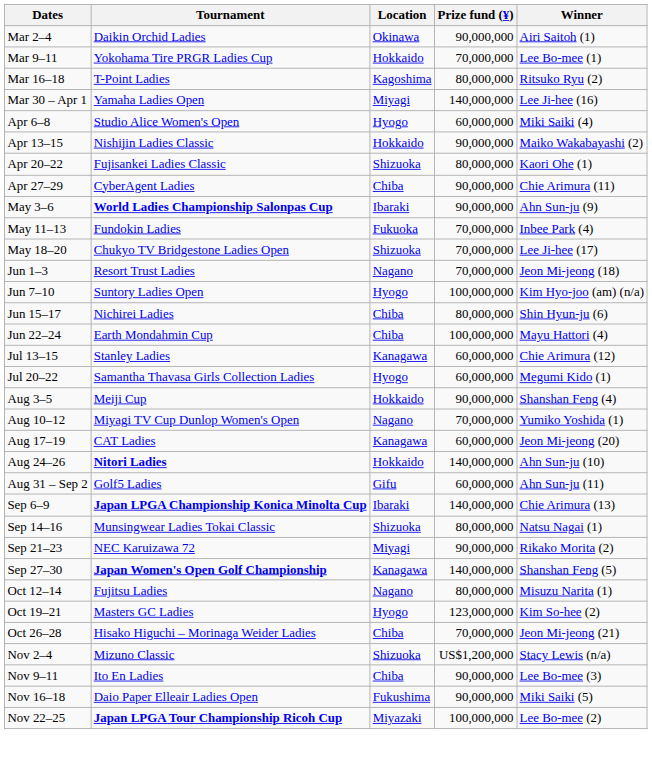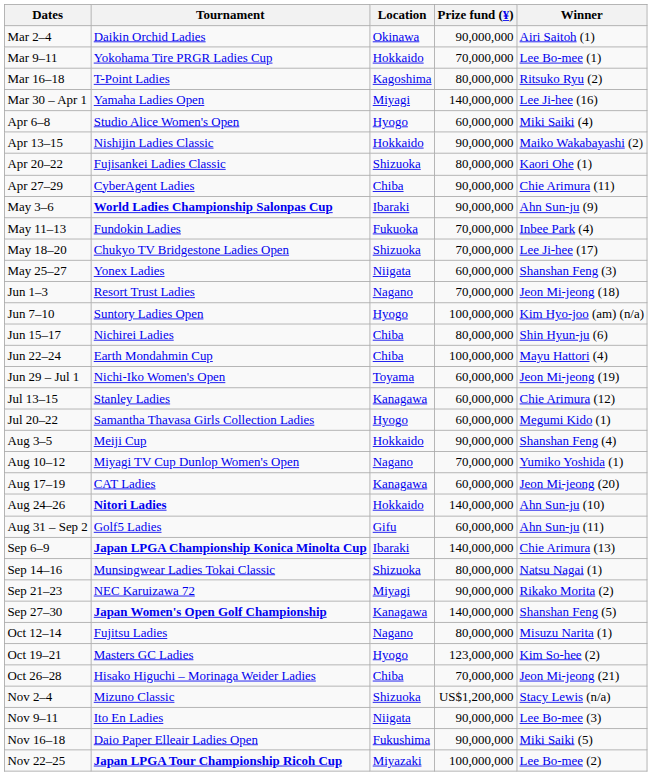+ row: (37, 270)
+ row: (43, 377)
(388, 675) Chiba -> (392, 718) Niigata
